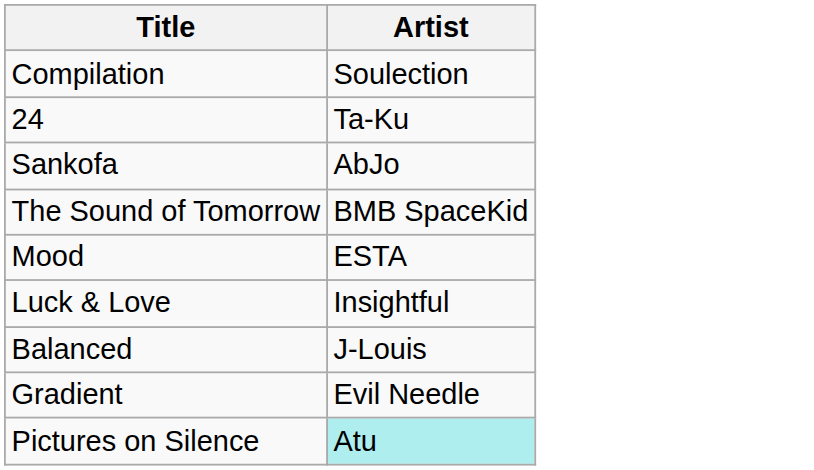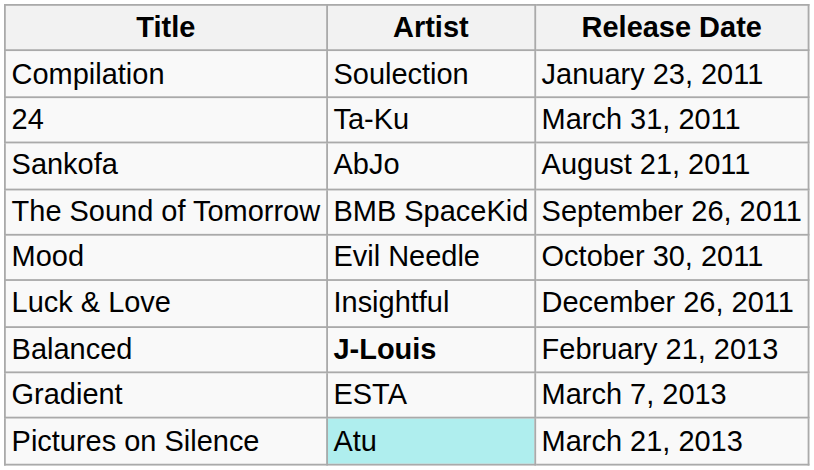+ column: (672, 27)
(370, 257) ESTA -> (407, 257) Evil Needle
(380, 348) normal -> (385, 348) bold
(407, 394) Evil Needle -> (370, 394) ESTA
